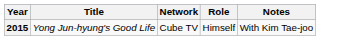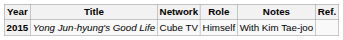+ column: (327, 12)
